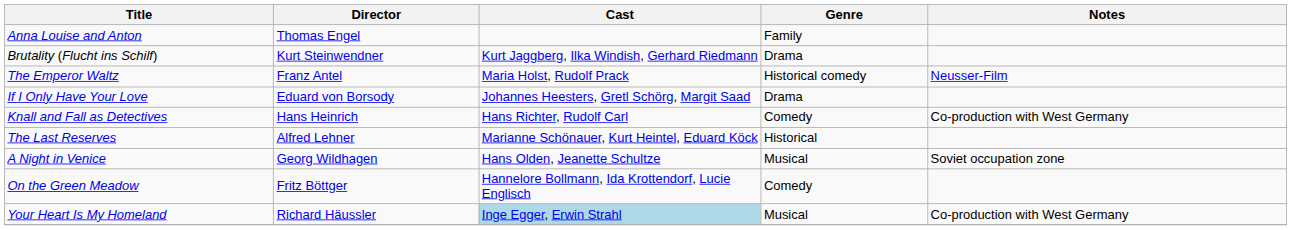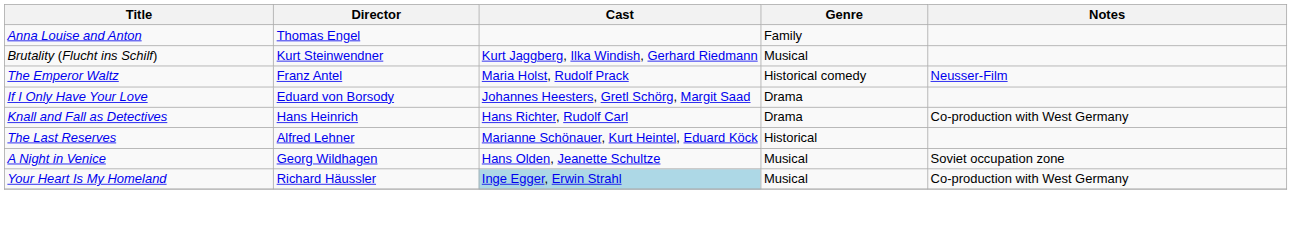(783, 55) Drama -> (786, 55) Musical
(788, 117) Comedy -> (783, 117) Drama
- row: (73, 186)
